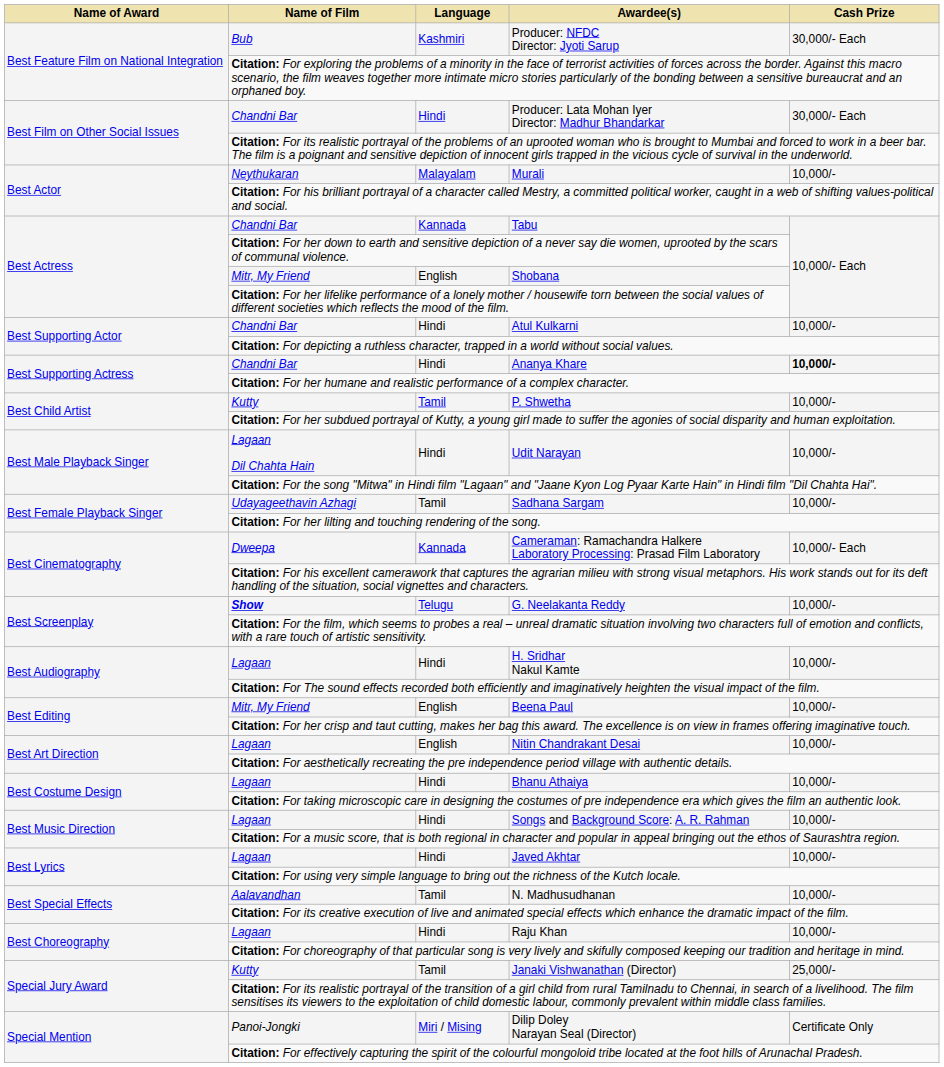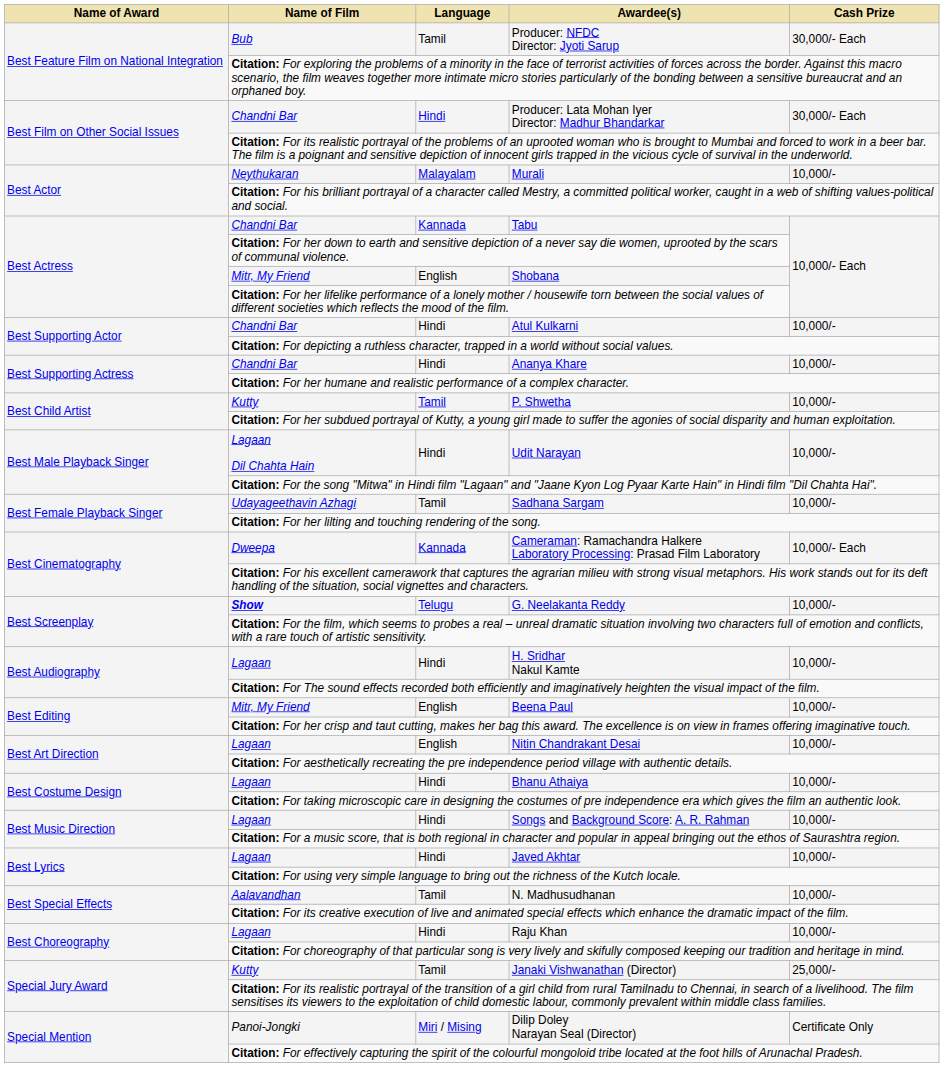(441, 39) Kashmiri -> (432, 39) Tamil
(814, 364) bold -> (814, 364) normal
